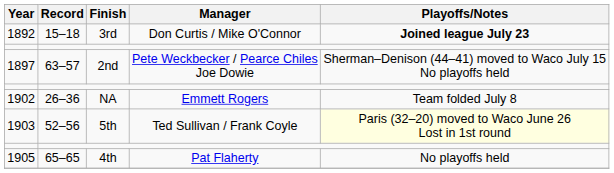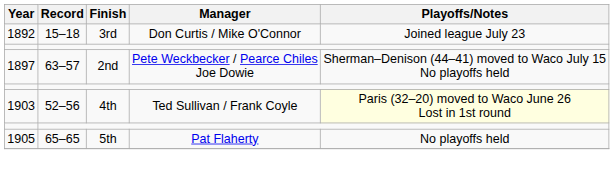(465, 34) bold -> (465, 34) normal
- row: (21, 99)
(108, 126) 5th -> (108, 106) 4th
(108, 158) 4th -> (108, 138) 5th
